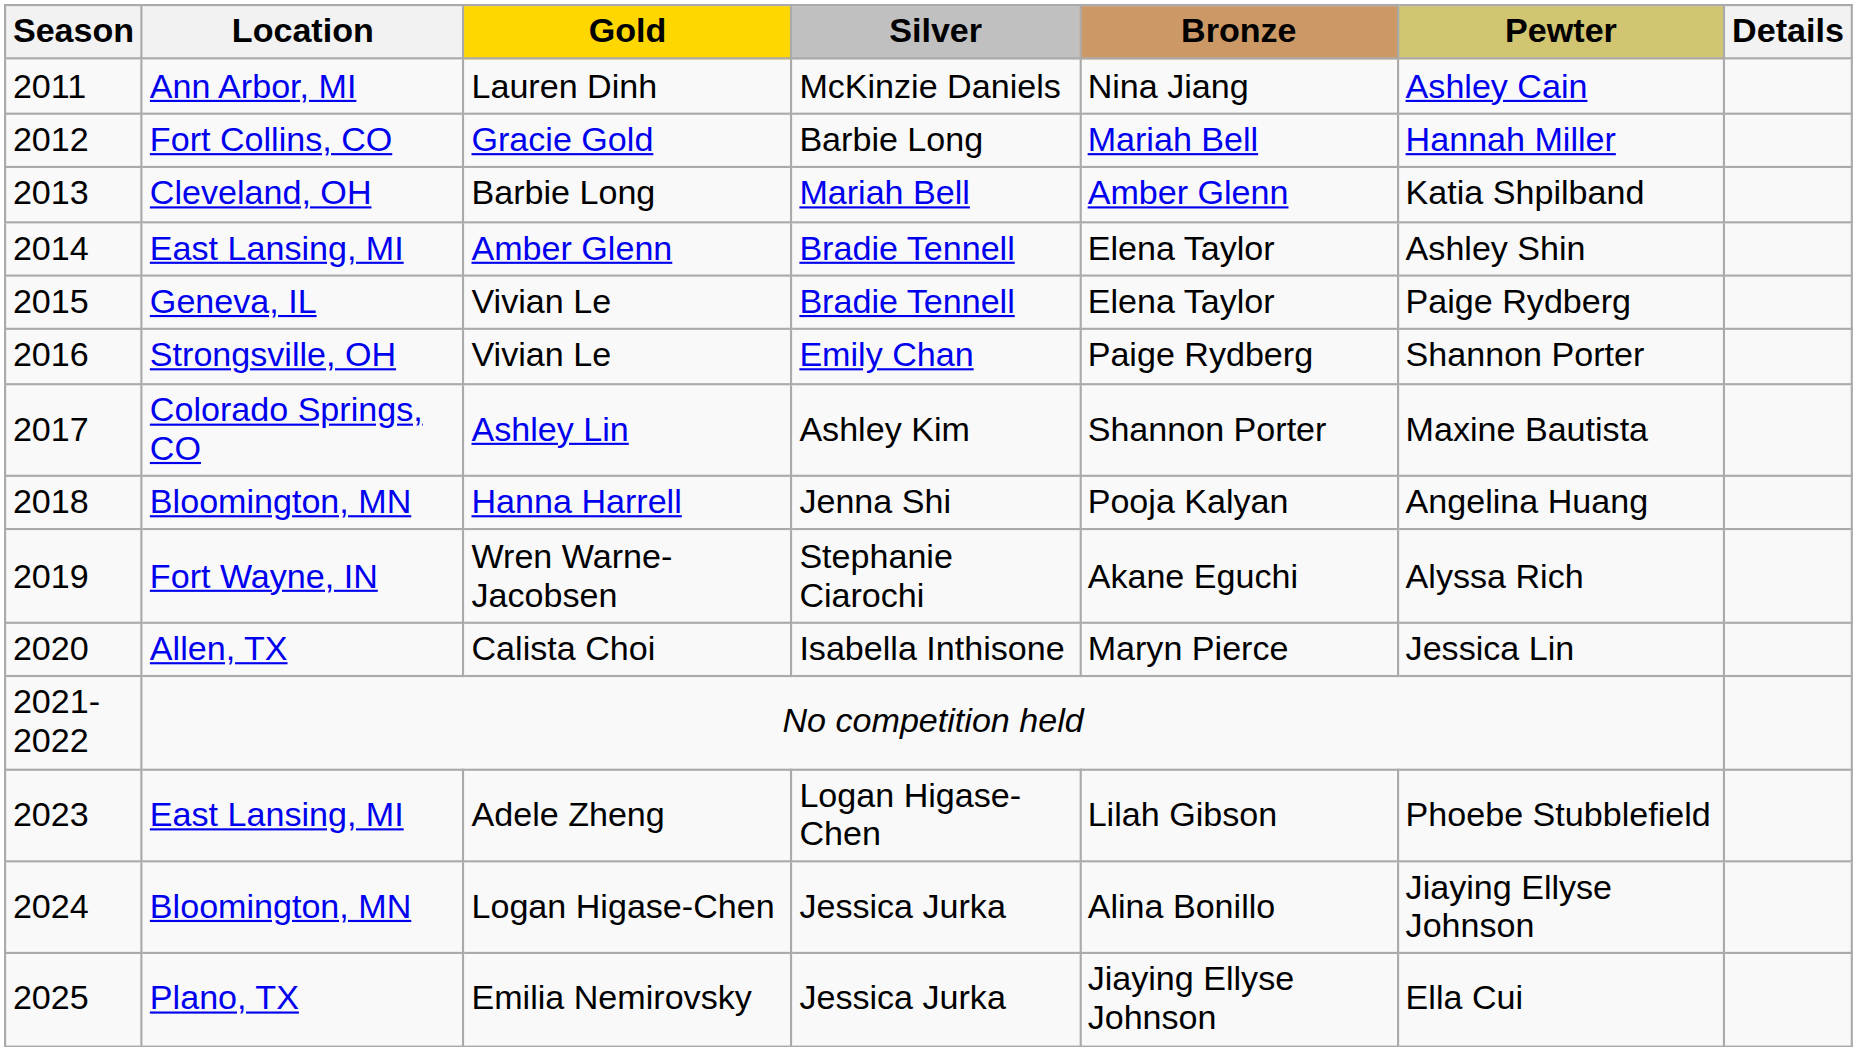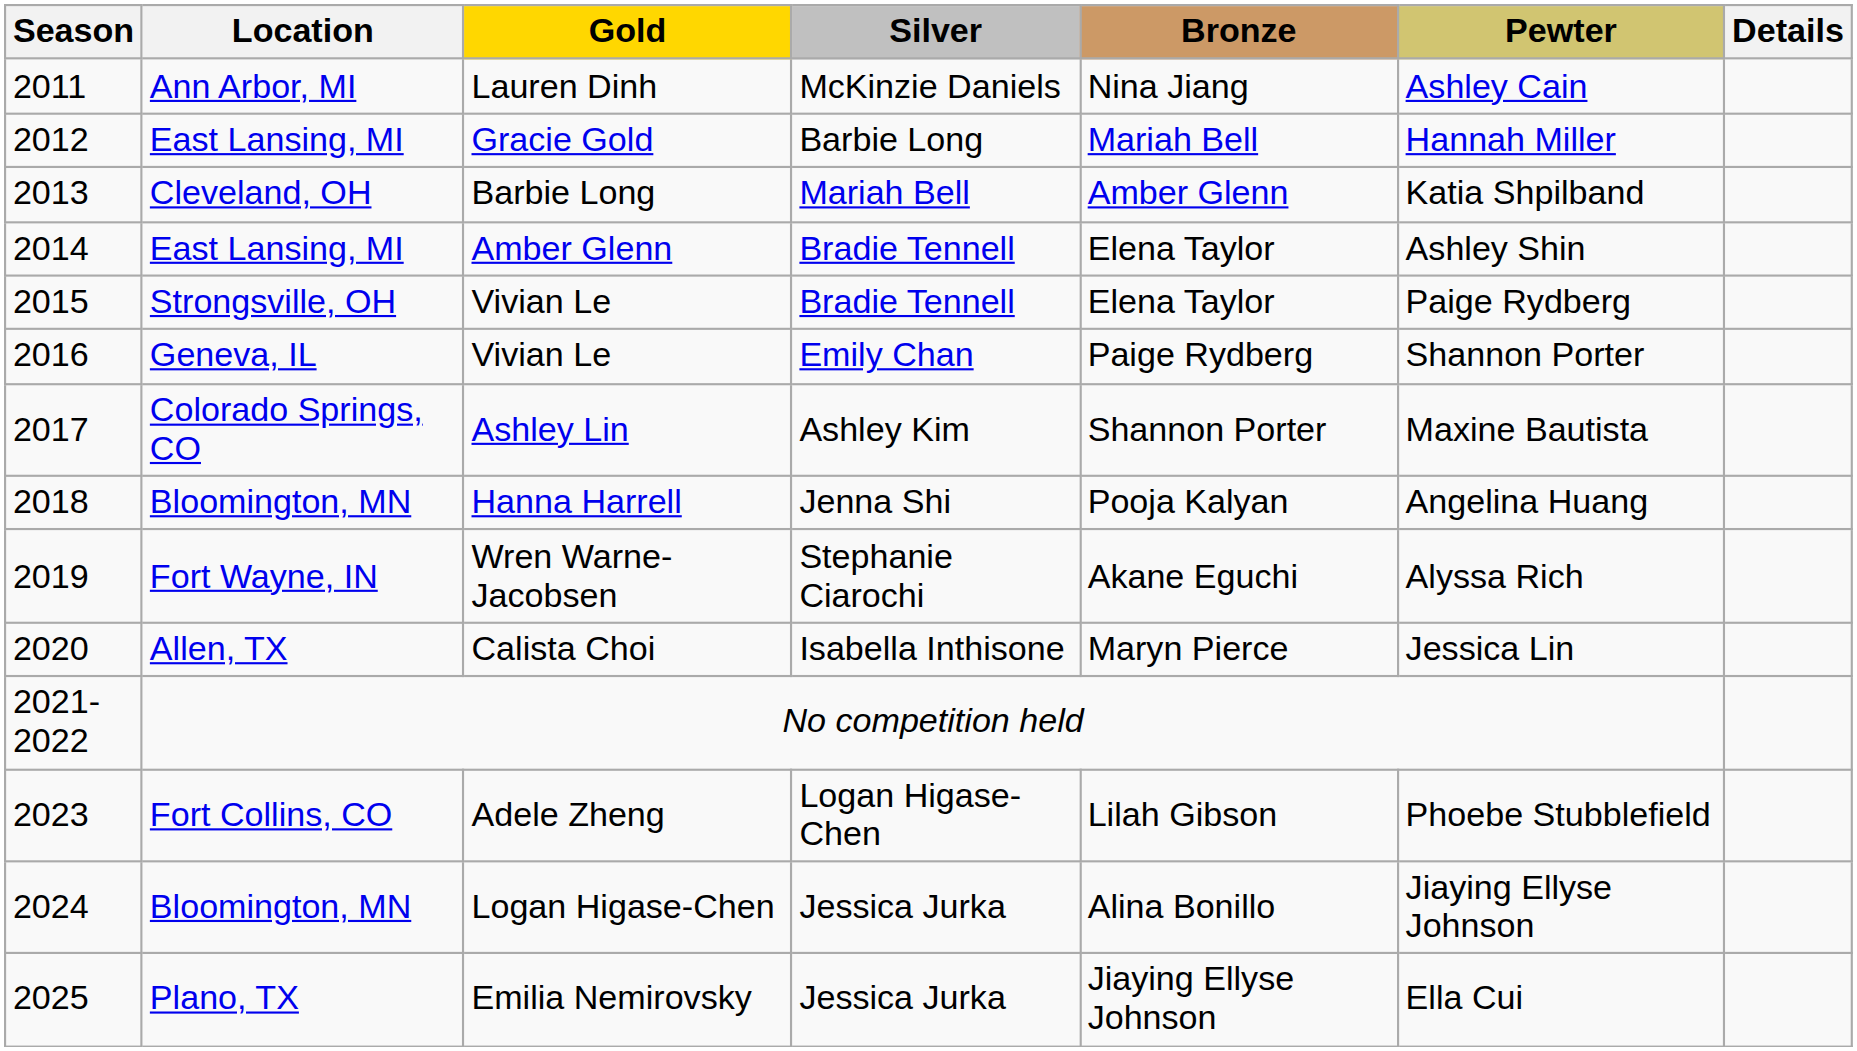(271, 139) Fort Collins, CO -> (277, 139) East Lansing, MI
(233, 301) Geneva, IL -> (273, 301) Strongsville, OH
(273, 355) Strongsville, OH -> (233, 355) Geneva, IL
(277, 814) East Lansing, MI -> (271, 814) Fort Collins, CO
